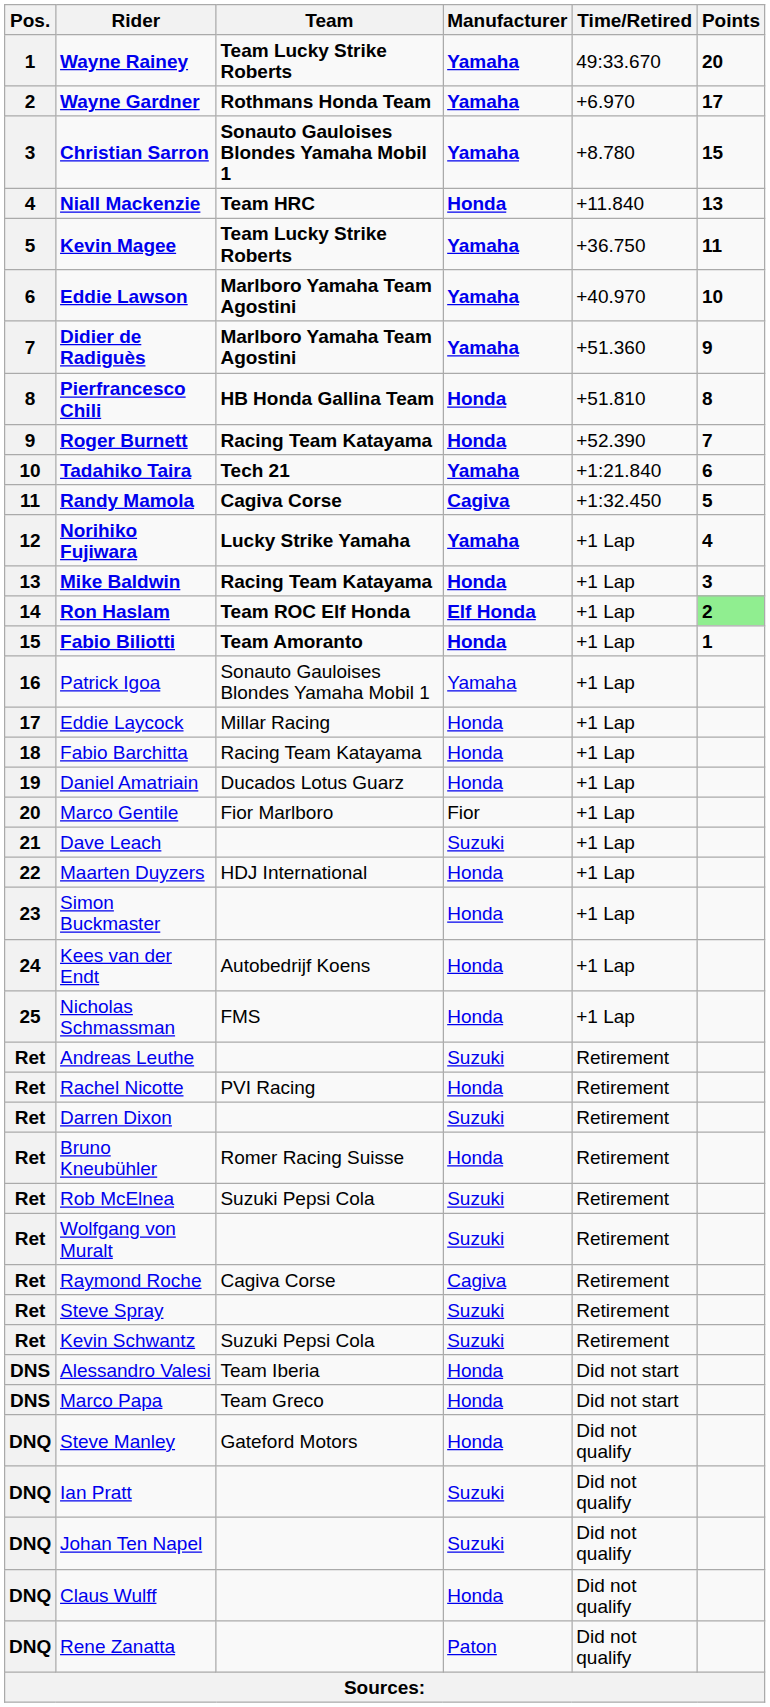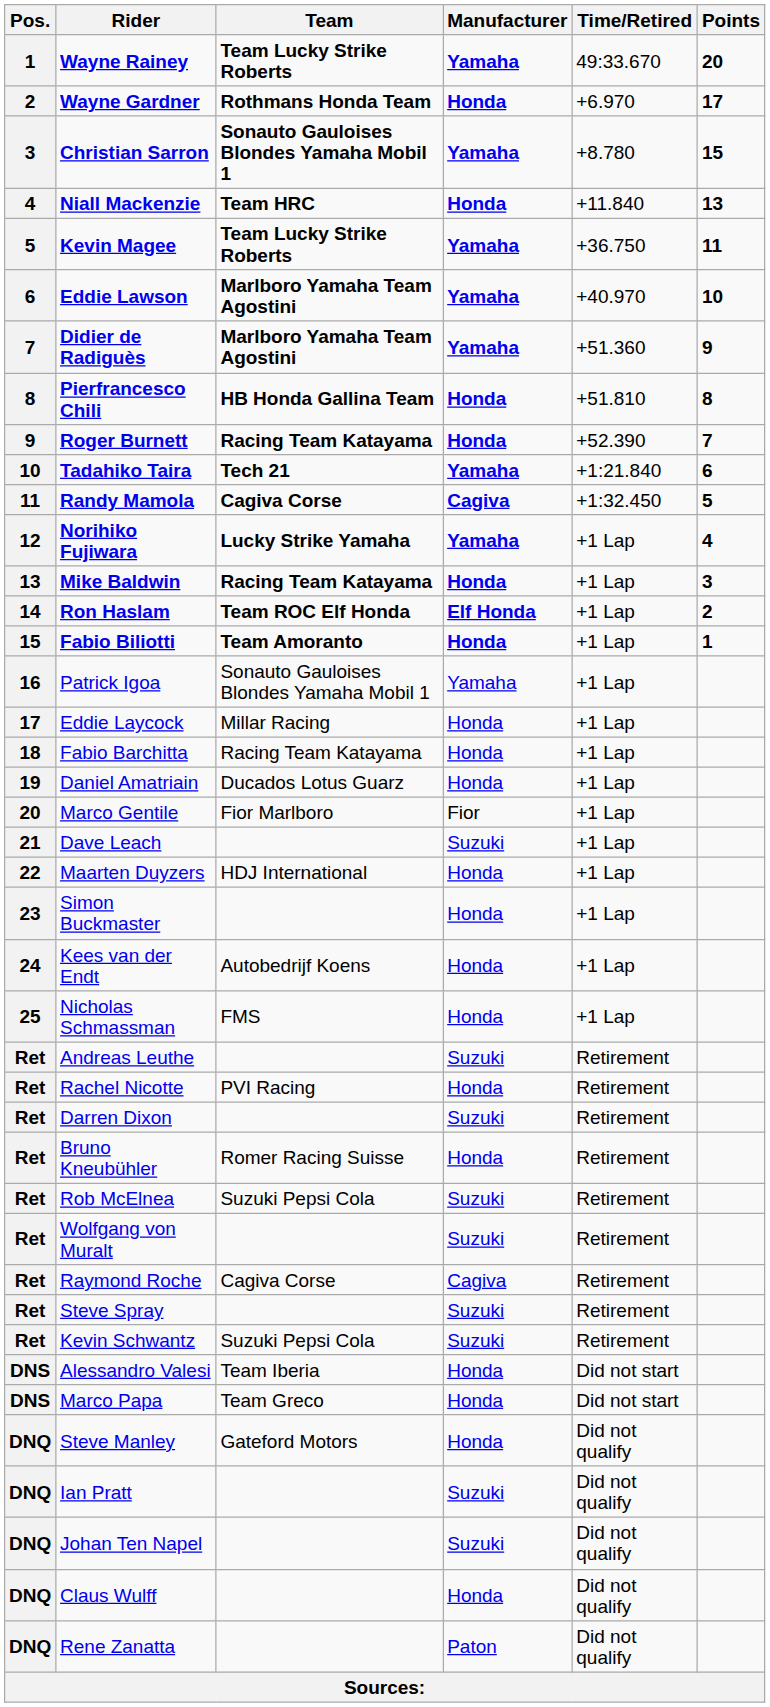(483, 101) Yamaha -> (477, 101) Honda
(707, 611) lightgreen background -> (707, 611) no background
